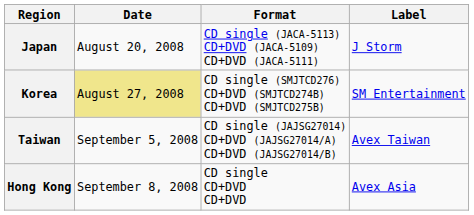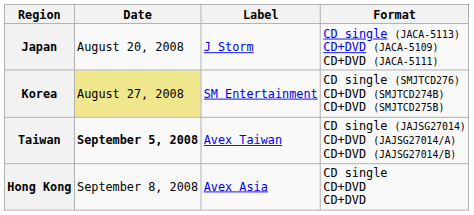columns swapped: (275, 14) <-> (409, 14)
(138, 140) normal -> (138, 140) bold
